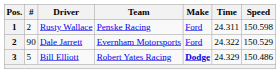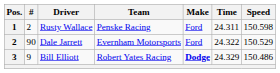(29, 57) 5 -> (29, 57) 9
